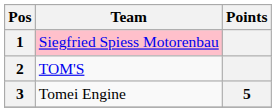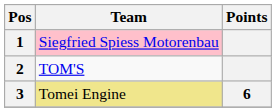(82, 93) no background -> (82, 93) khaki background
(247, 93) 5 -> (247, 93) 6
